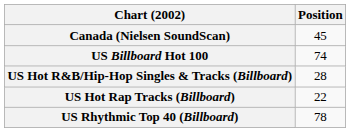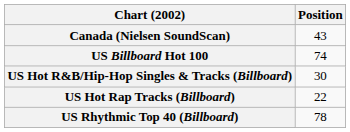(320, 35) 45 -> (320, 35) 43
(320, 76) 28 -> (320, 76) 30
